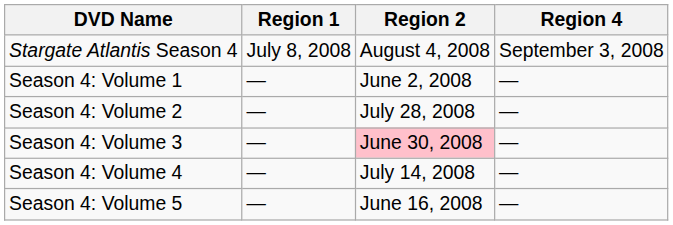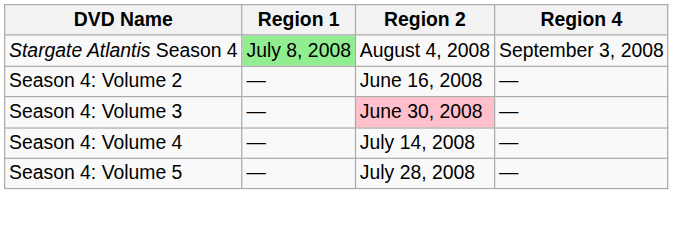(299, 50) no background -> (299, 50) lightgreen background
- row: (96, 81)
(417, 111) July 28, 2008 -> (421, 81) June 16, 2008
(421, 204) June 16, 2008 -> (417, 173) July 28, 2008
